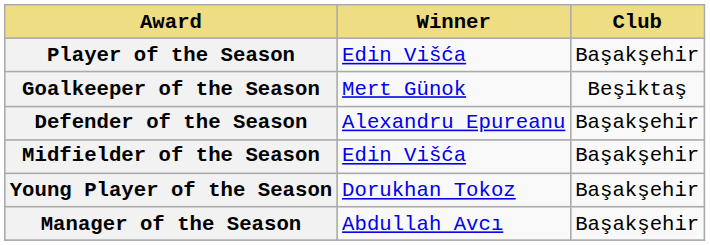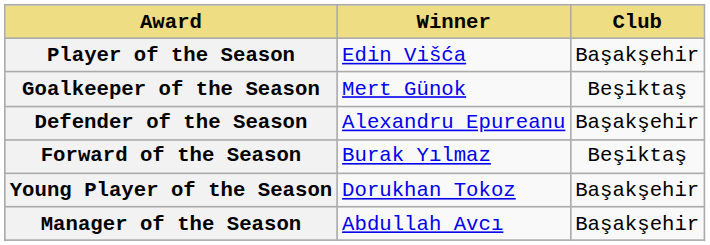- row: (171, 156)
+ row: (171, 156)
